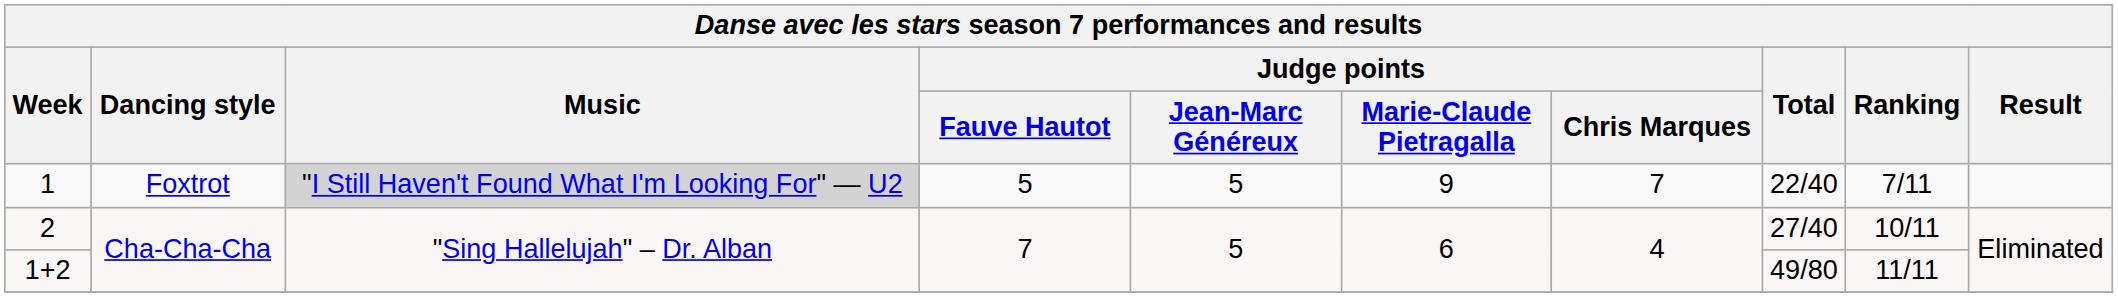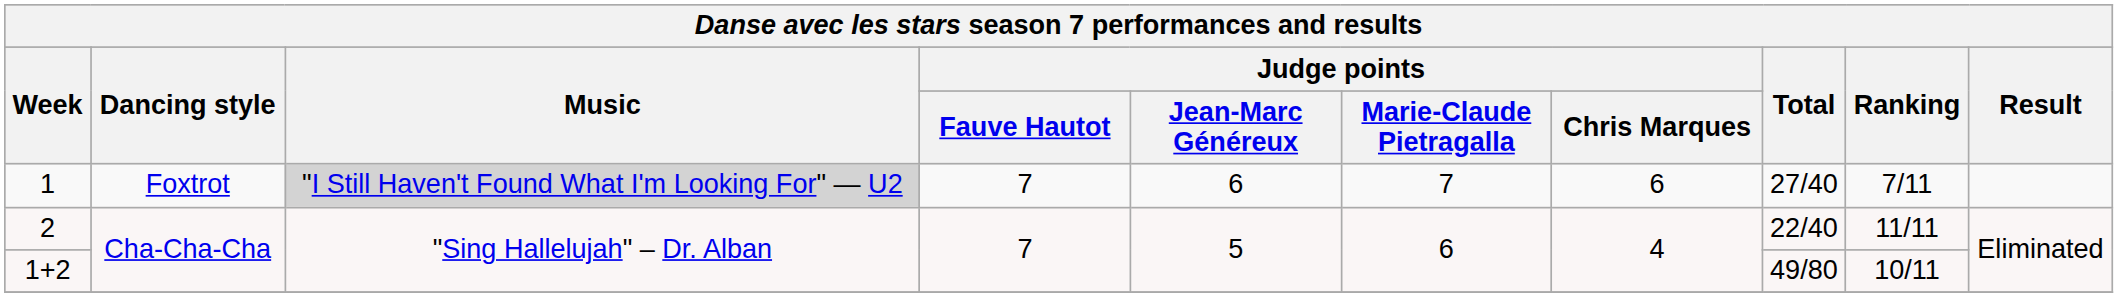(1025, 185) 5 -> (1025, 185) 7
(1236, 185) 5 -> (1236, 185) 6
(1446, 185) 9 -> (1446, 185) 7
(1657, 185) 7 -> (1657, 185) 6
(1804, 185) 22/40 -> (1804, 185) 27/40
(1804, 227) 27/40 -> (1804, 227) 22/40
(1907, 227) 10/11 -> (1907, 227) 11/11
(1907, 270) 11/11 -> (1907, 270) 10/11
